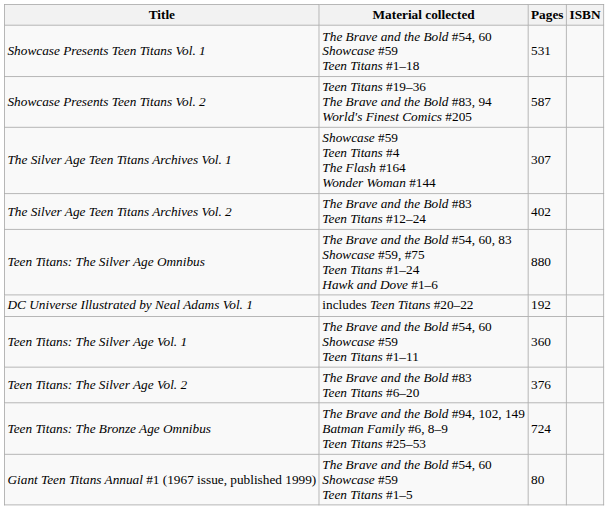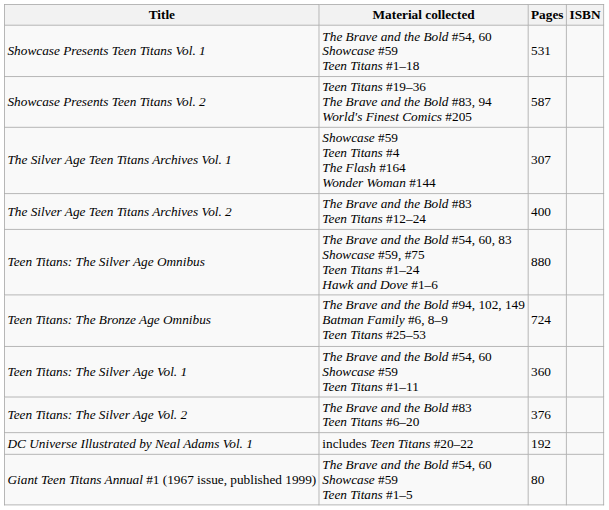(541, 211) 402 -> (541, 211) 400
rows swapped: (109, 428) <-> (130, 305)
